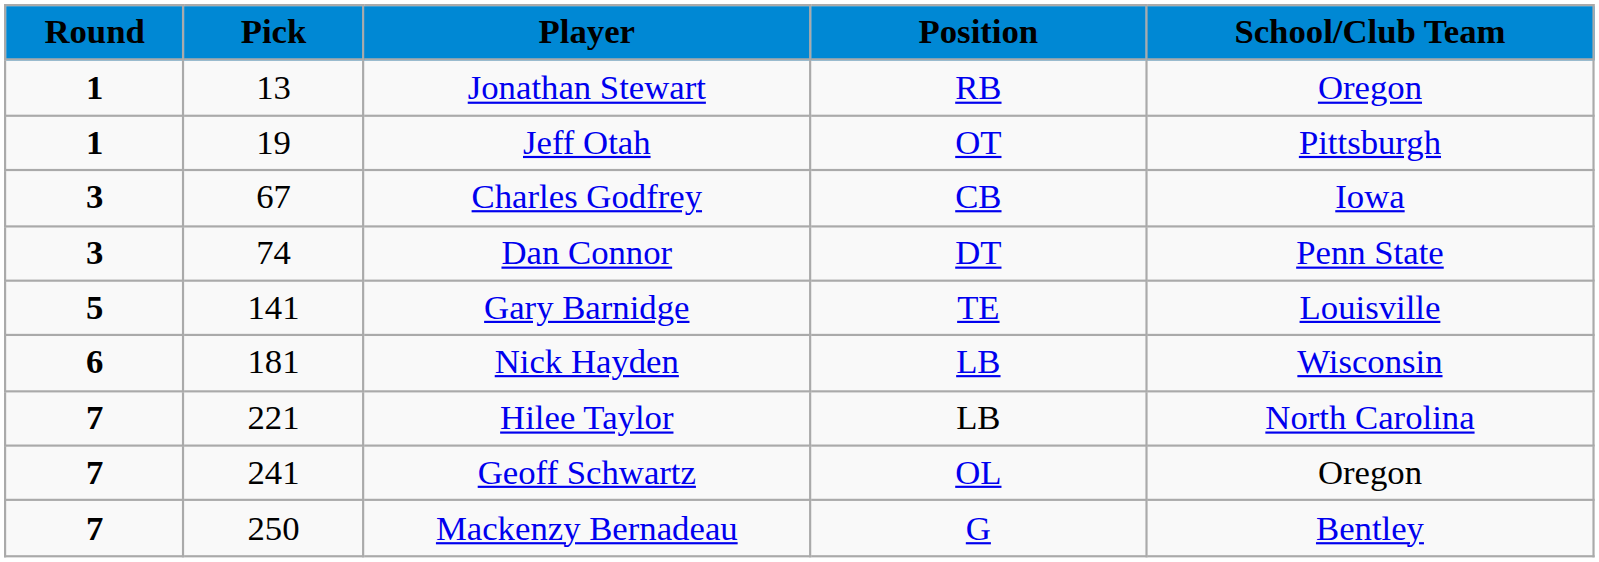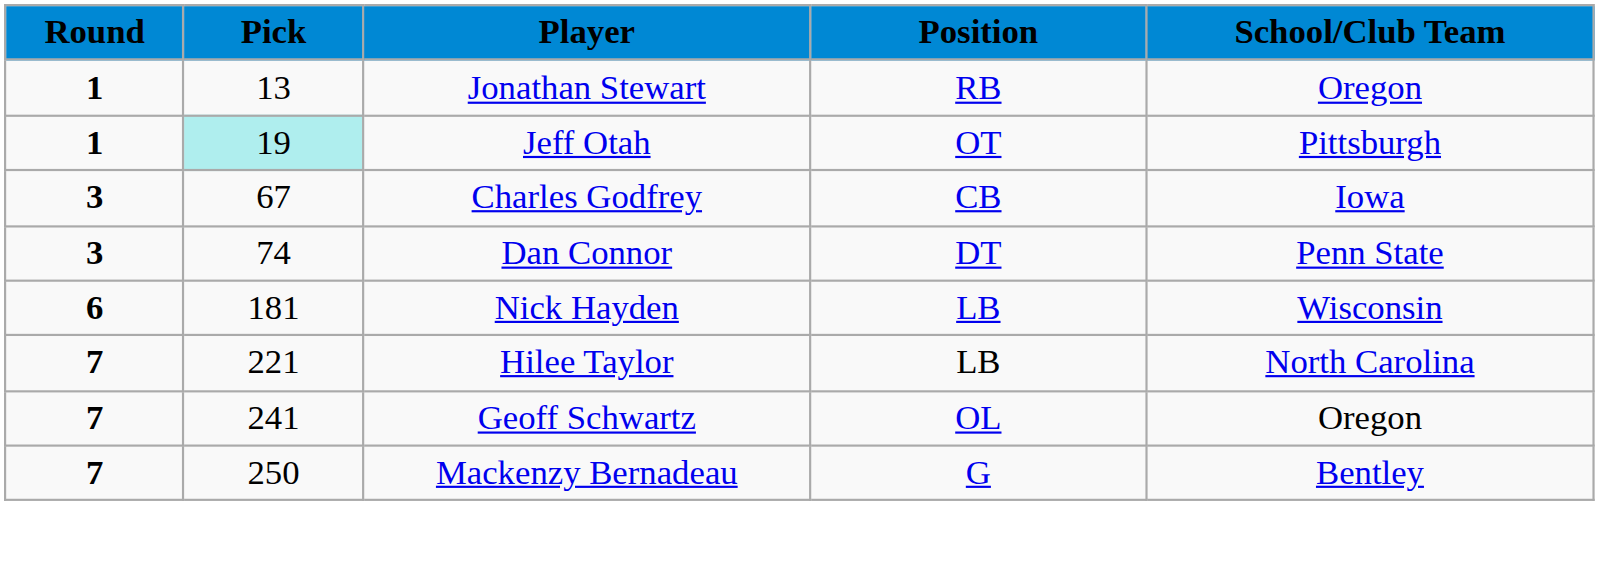(274, 142) no background -> (274, 142) paleturquoise background
- row: (587, 307)
